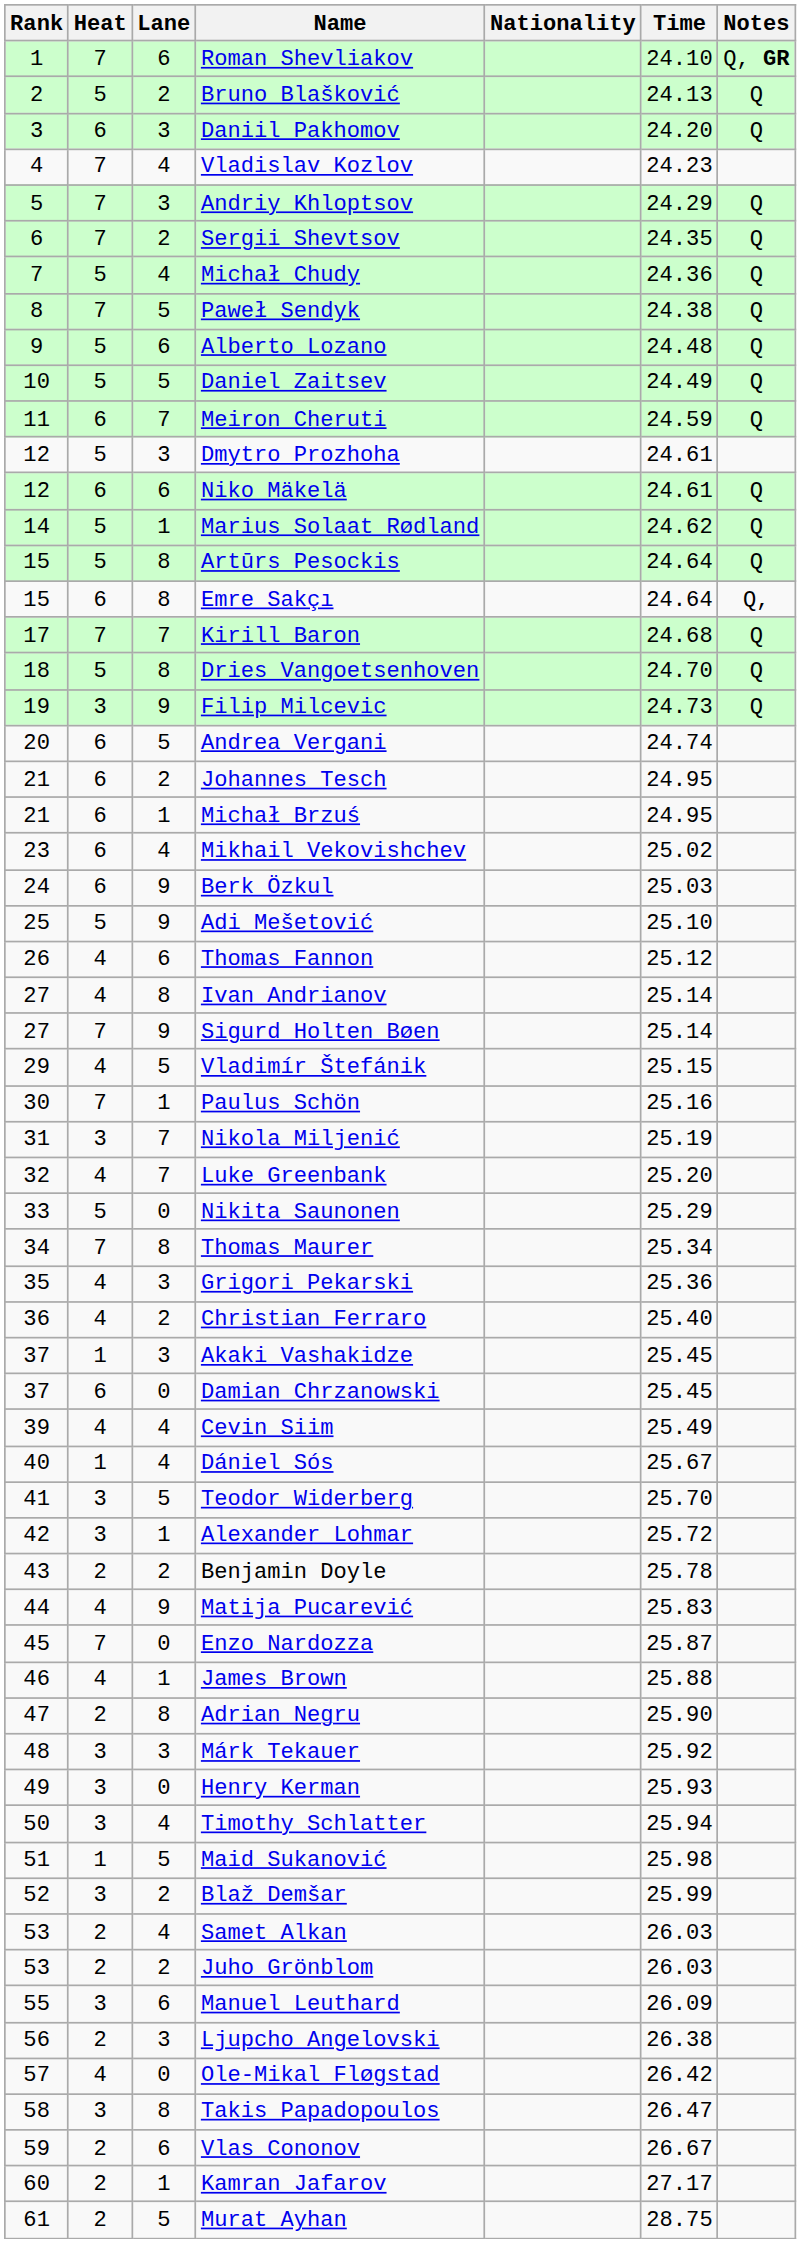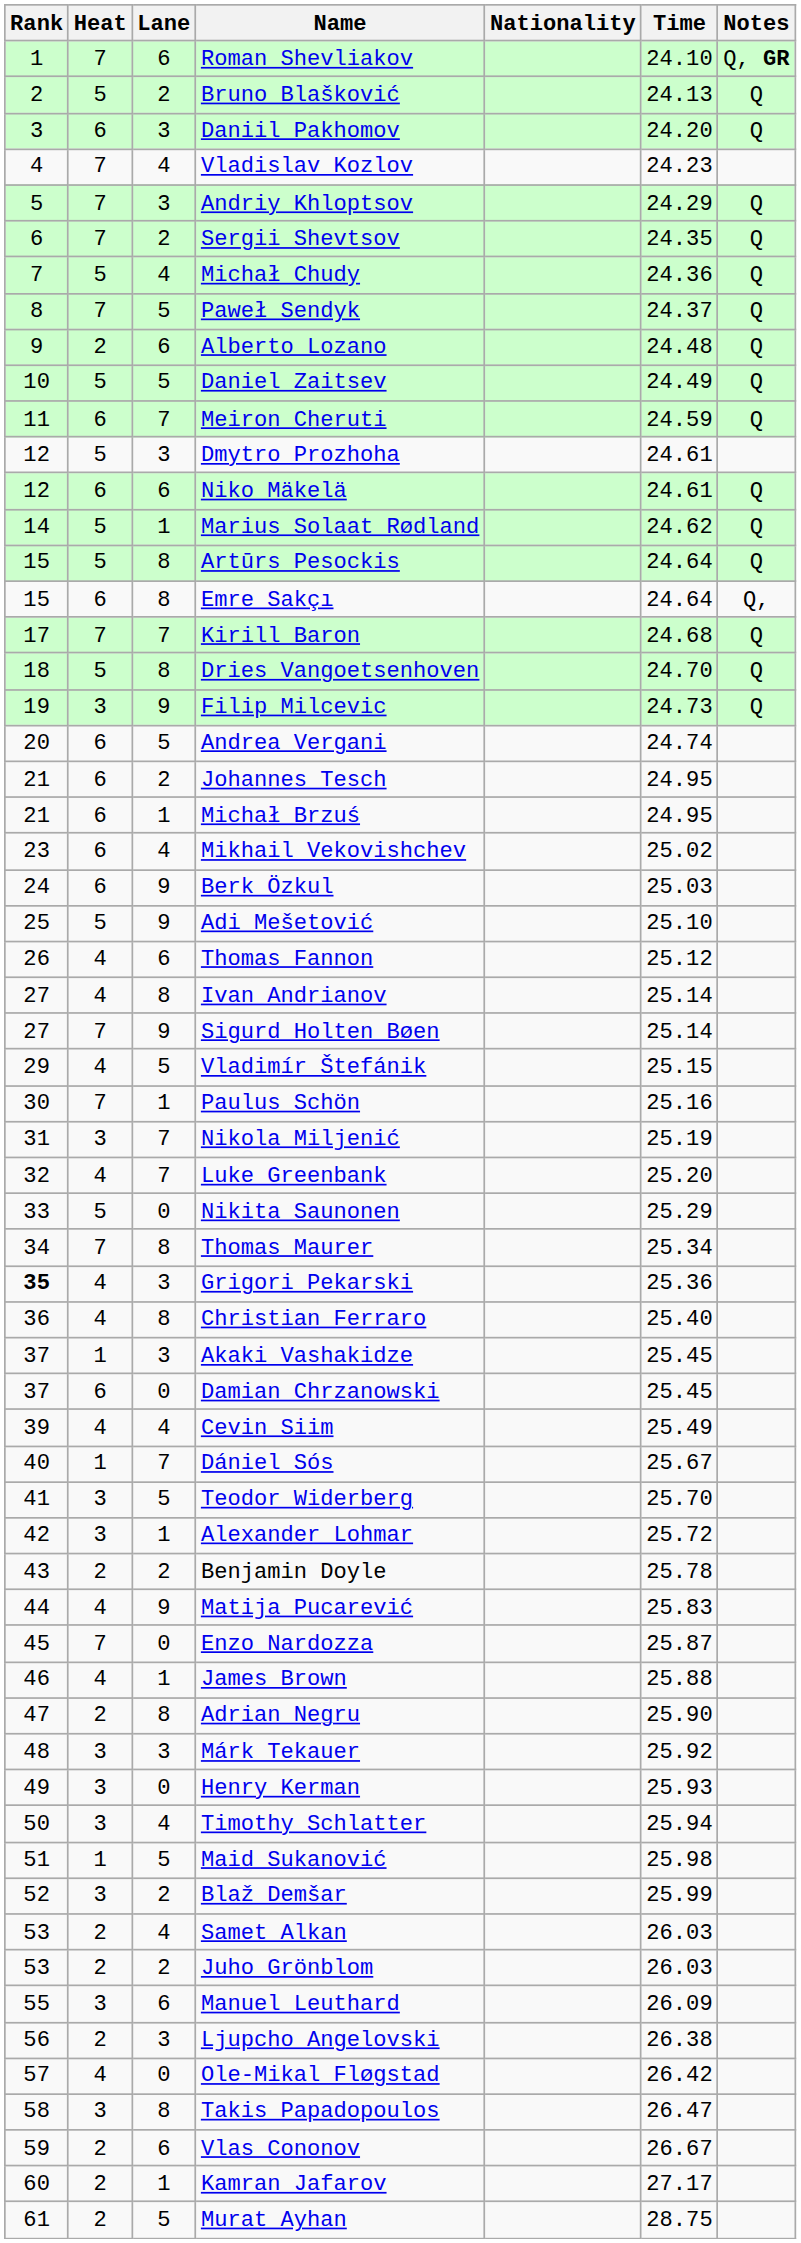(679, 311) 24.38 -> (679, 311) 24.37
(100, 347) 5 -> (100, 347) 2
(37, 1284) normal -> (37, 1284) bold
(164, 1320) 2 -> (164, 1320) 8
(164, 1464) 4 -> (164, 1464) 7
